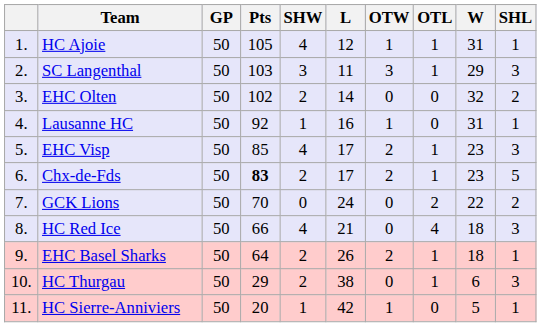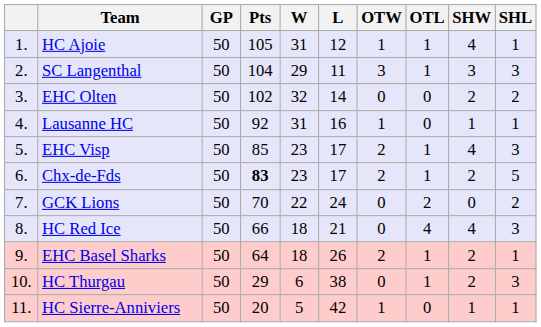columns swapped: (476, 17) <-> (303, 17)
(260, 70) 103 -> (260, 70) 104
